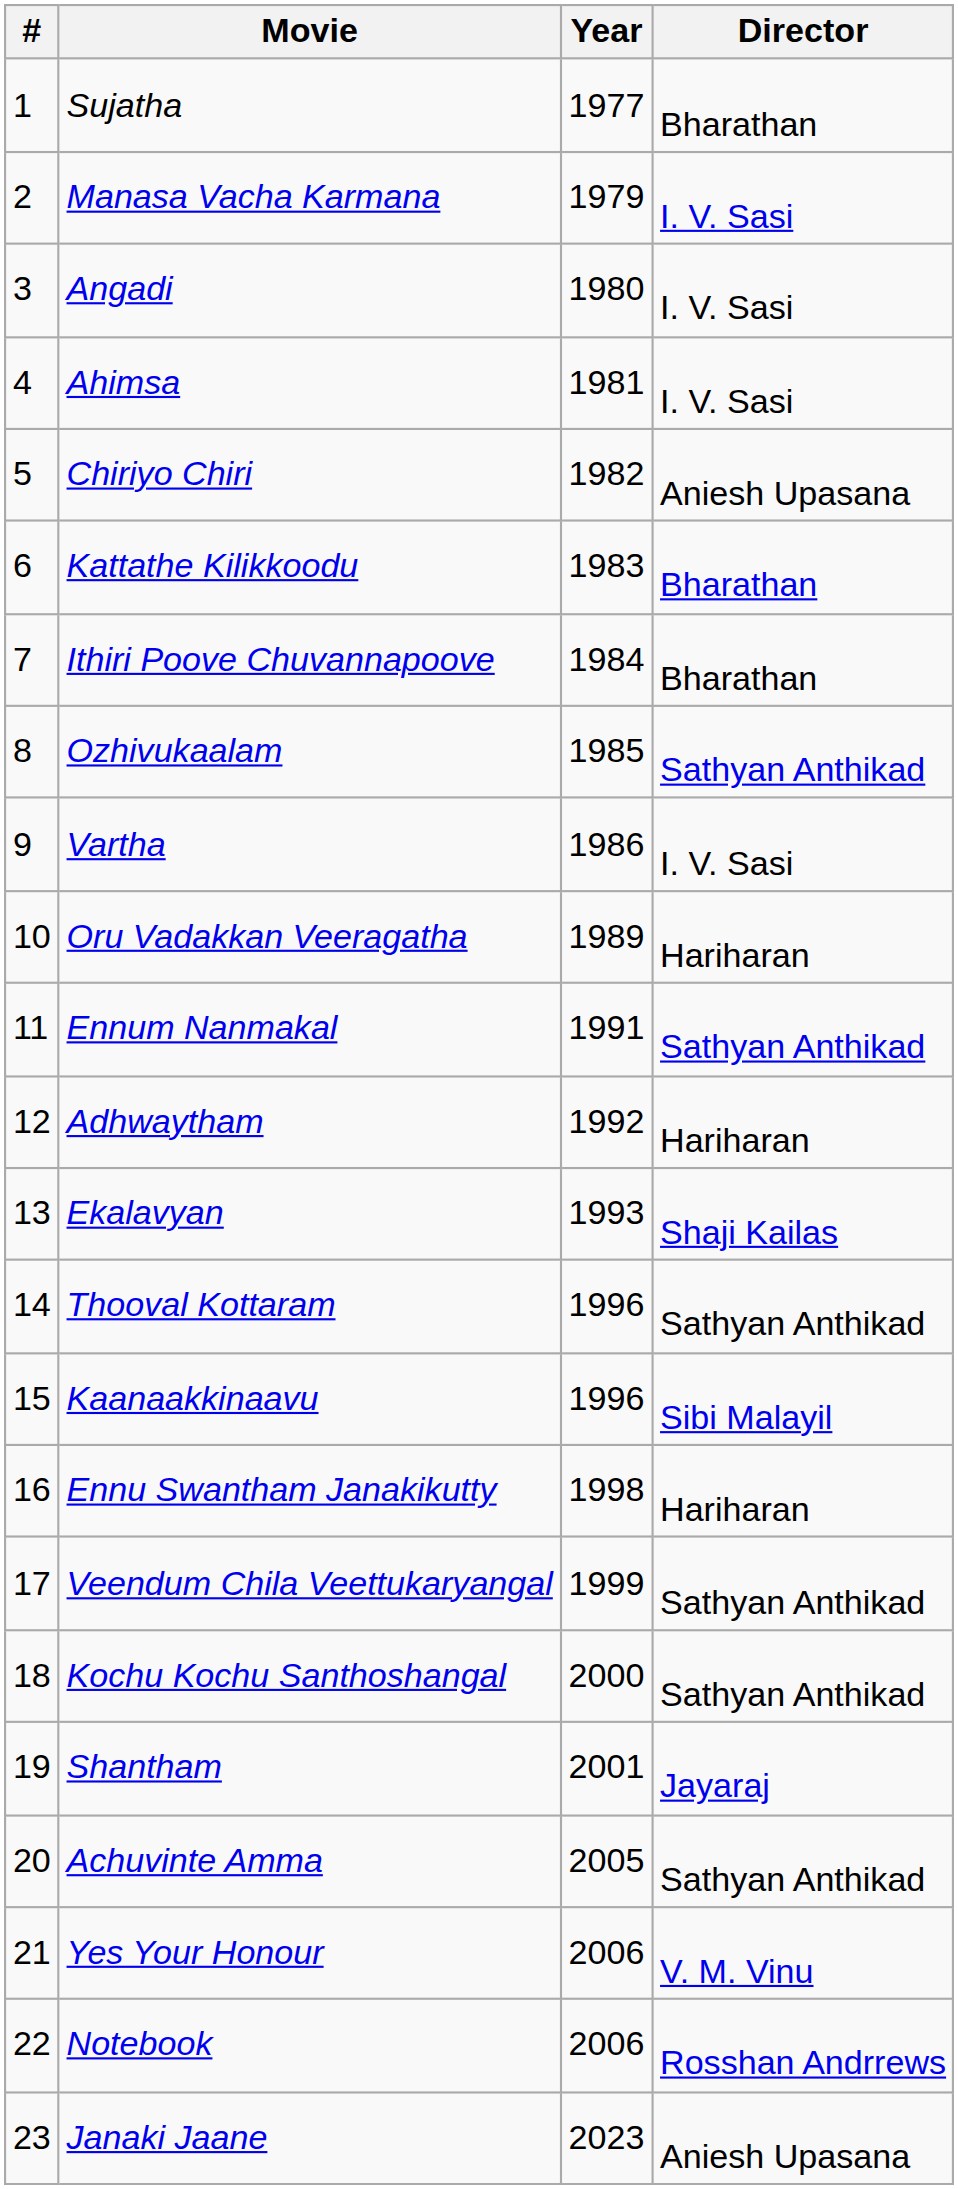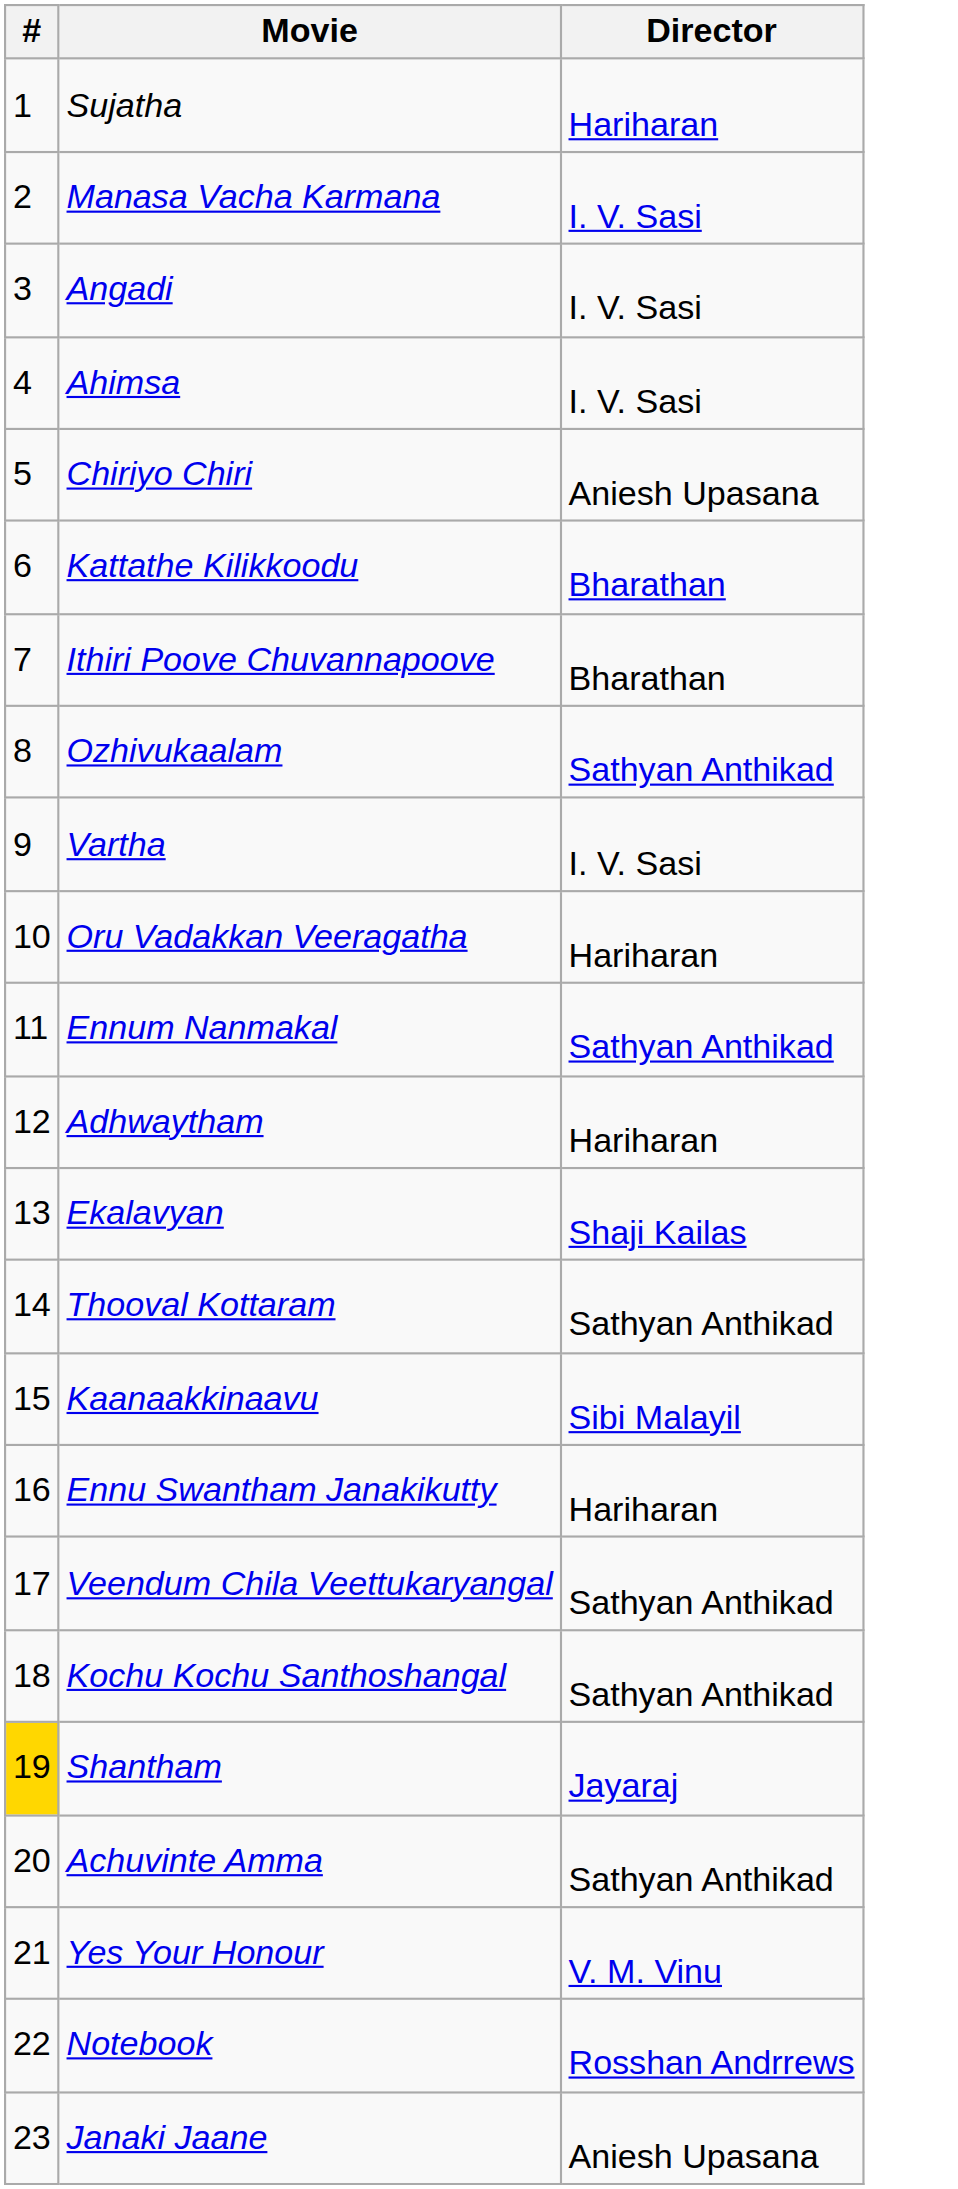- column: (606, 31)
(739, 123) Bharathan -> (643, 123) Hariharan
(32, 1767) no background -> (32, 1767) gold background
